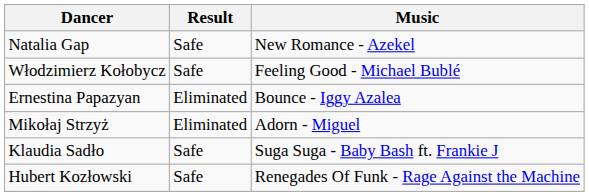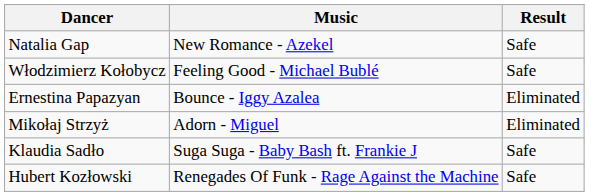columns swapped: (417, 17) <-> (210, 17)
